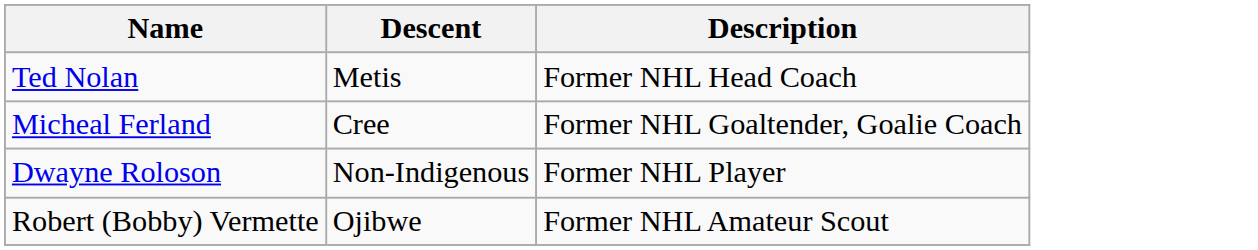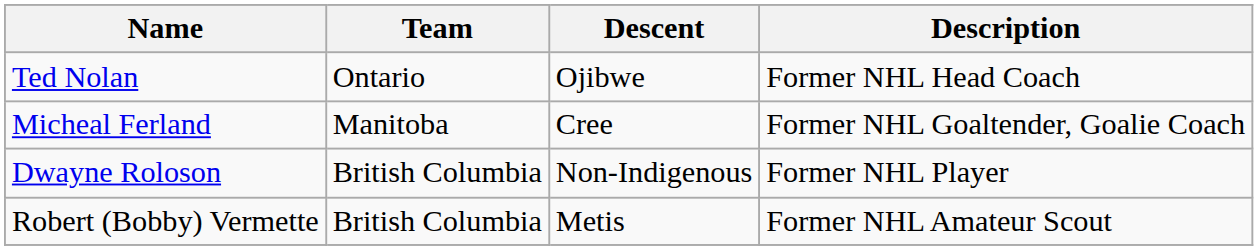+ column: (437, 28)
(367, 76) Metis -> (600, 76) Ojibwe
(377, 220) Ojibwe -> (590, 220) Metis
